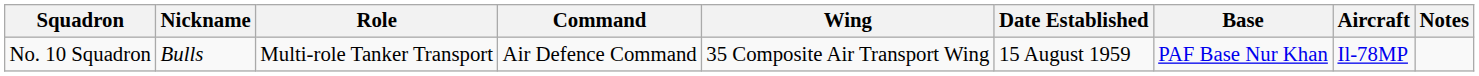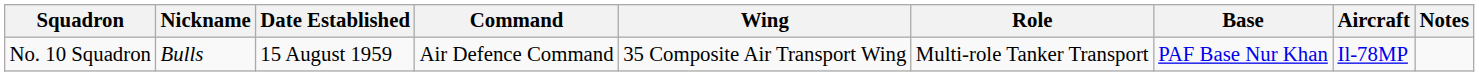columns swapped: (377, 20) <-> (1074, 20)
